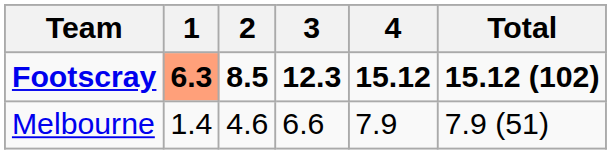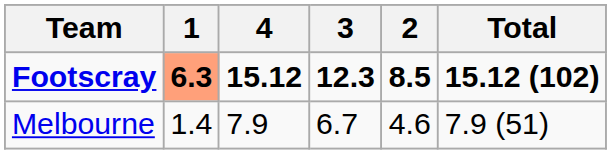columns swapped: (247, 28) <-> (393, 28)
(303, 124) 6.6 -> (337, 124) 6.7
